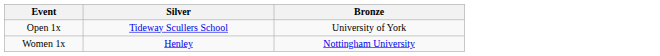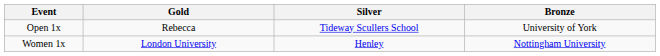+ column: (179, 12)
